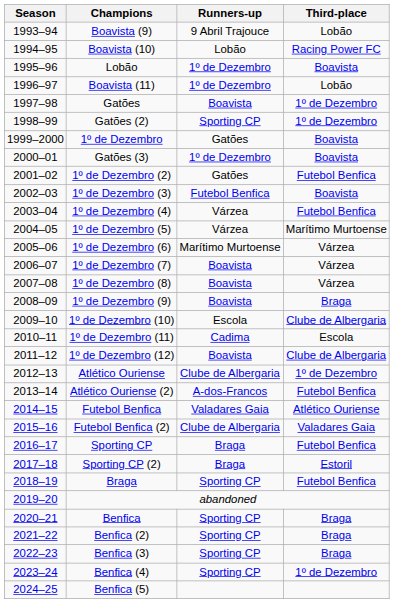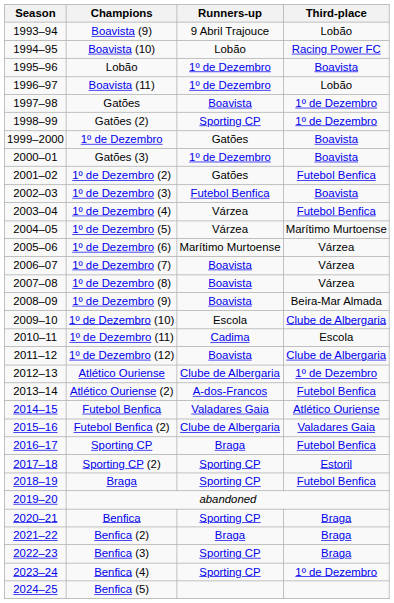(336, 301) Braga -> (336, 301) Beira-Mar Almada
(230, 463) Braga -> (230, 463) Sporting CP
(230, 535) Sporting CP -> (230, 535) Braga
